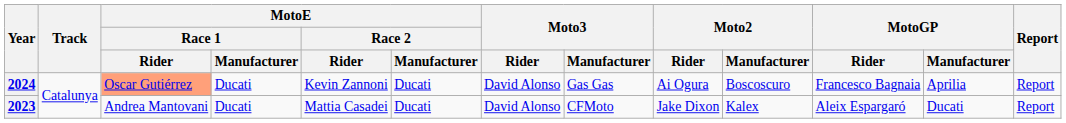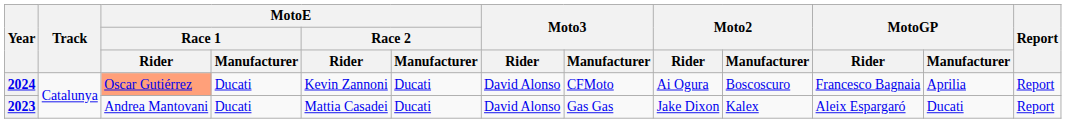(590, 84) Gas Gas -> (590, 84) CFMoto
(590, 107) CFMoto -> (590, 107) Gas Gas
